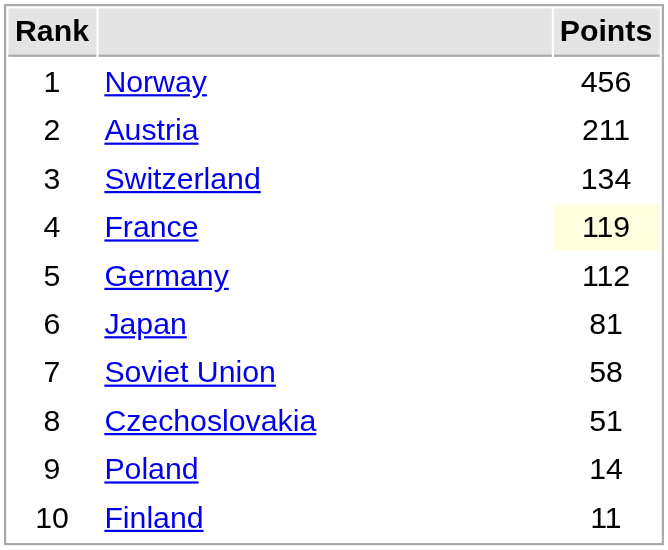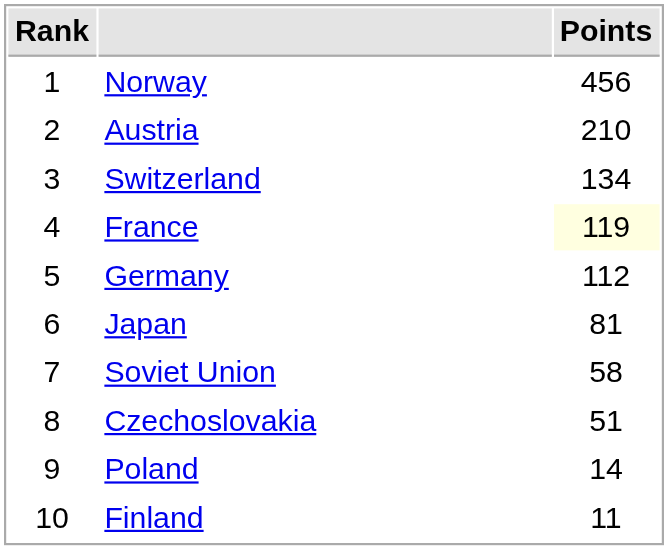(606, 130) 211 -> (606, 130) 210
